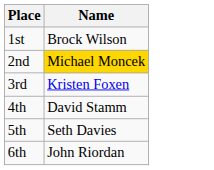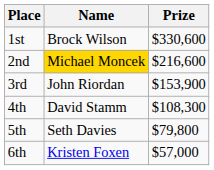+ column: (179, 15)
(88, 84) Kristen Foxen -> (86, 84) John Riordan
(86, 152) John Riordan -> (88, 152) Kristen Foxen
